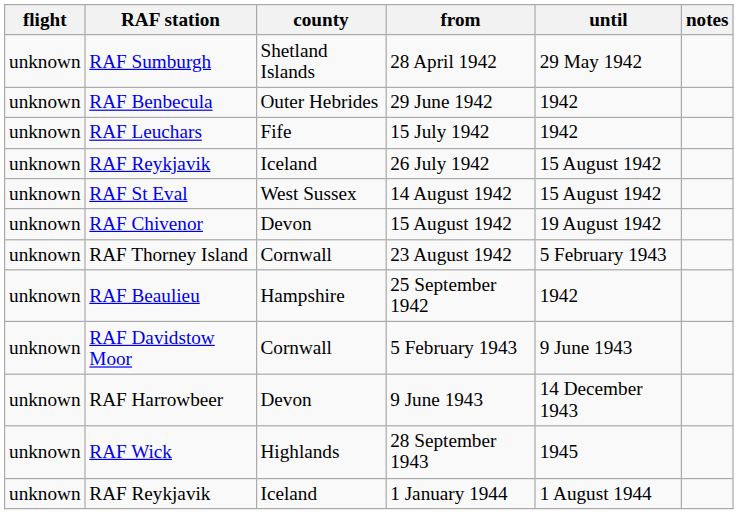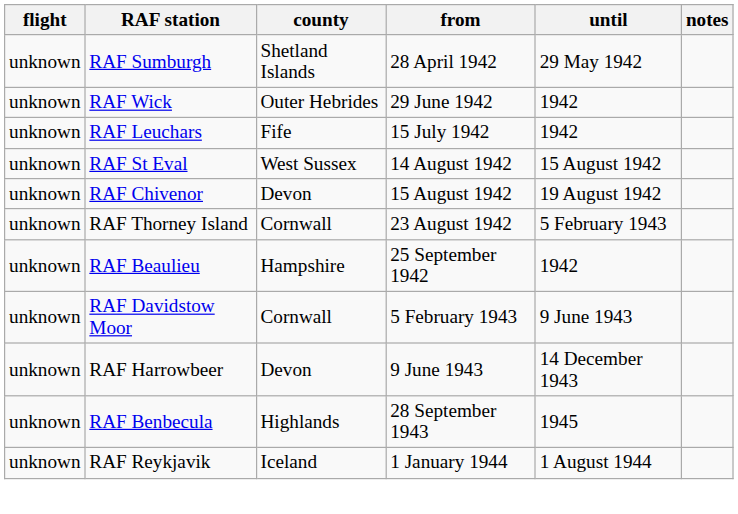(151, 102) RAF Benbecula -> (131, 102) RAF Wick
- row: (440, 163)
(131, 451) RAF Wick -> (151, 421) RAF Benbecula
